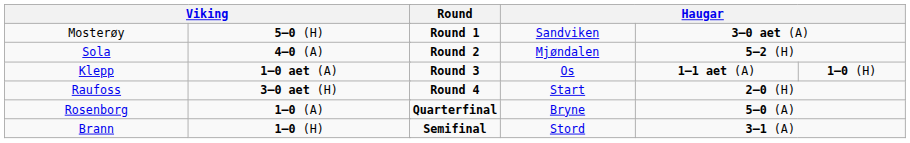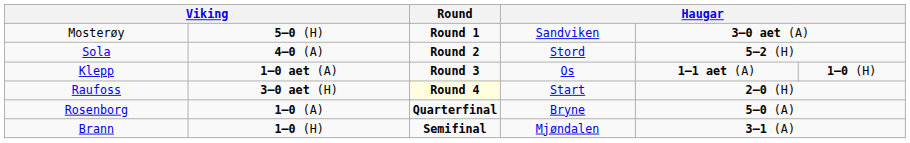(568, 52) Mjøndalen -> (568, 52) Stord
(455, 90) no background -> (455, 90) lightyellow background
(568, 128) Stord -> (568, 128) Mjøndalen
